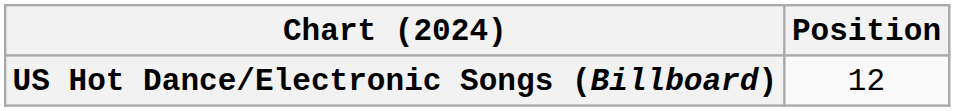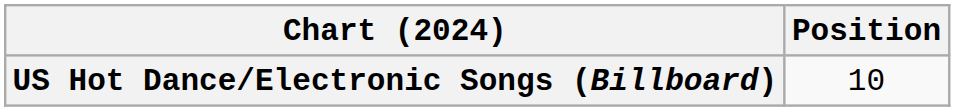(866, 81) 12 -> (866, 81) 10
